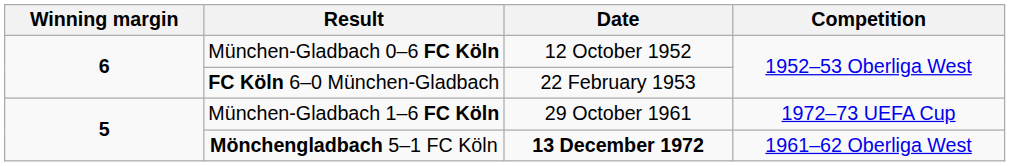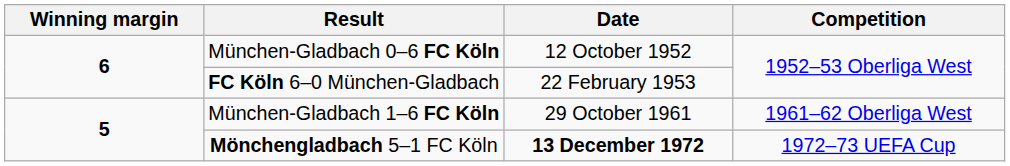(869, 113) 1972–73 UEFA Cup -> (869, 113) 1961–62 Oberliga West
(869, 144) 1961–62 Oberliga West -> (869, 144) 1972–73 UEFA Cup
